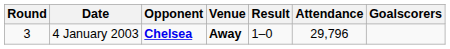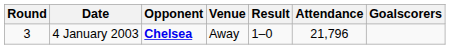(225, 34) bold -> (224, 34) normal
(329, 34) 29,796 -> (329, 34) 21,796
